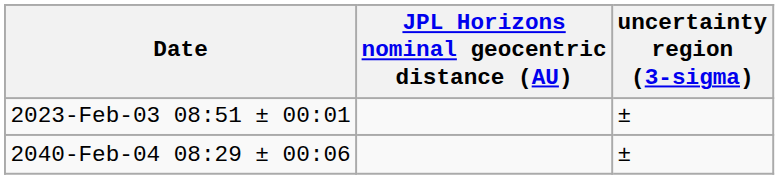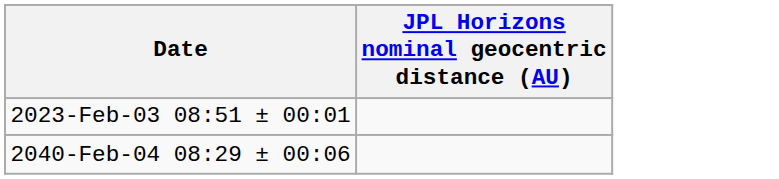- column: (692, 51)
